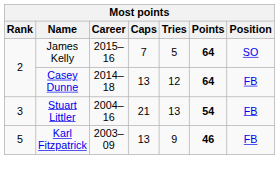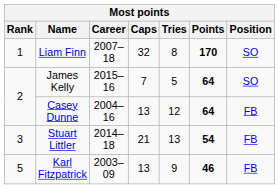+ row: (62, 53)
(109, 82) 2014–18 -> (109, 111) 2004–16
(109, 111) 2004–16 -> (109, 140) 2014–18
